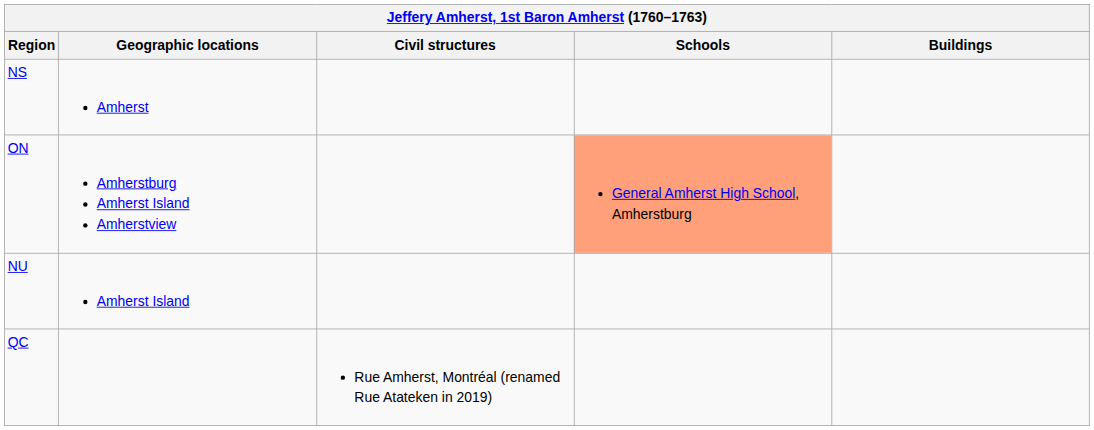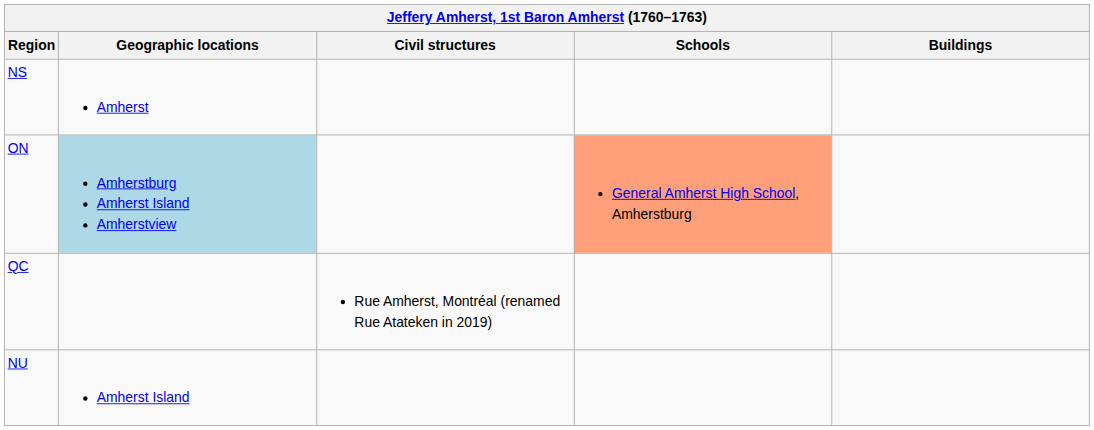(188, 204) no background -> (188, 204) lightblue background
rows swapped: (18, 342) <-> (18, 266)
